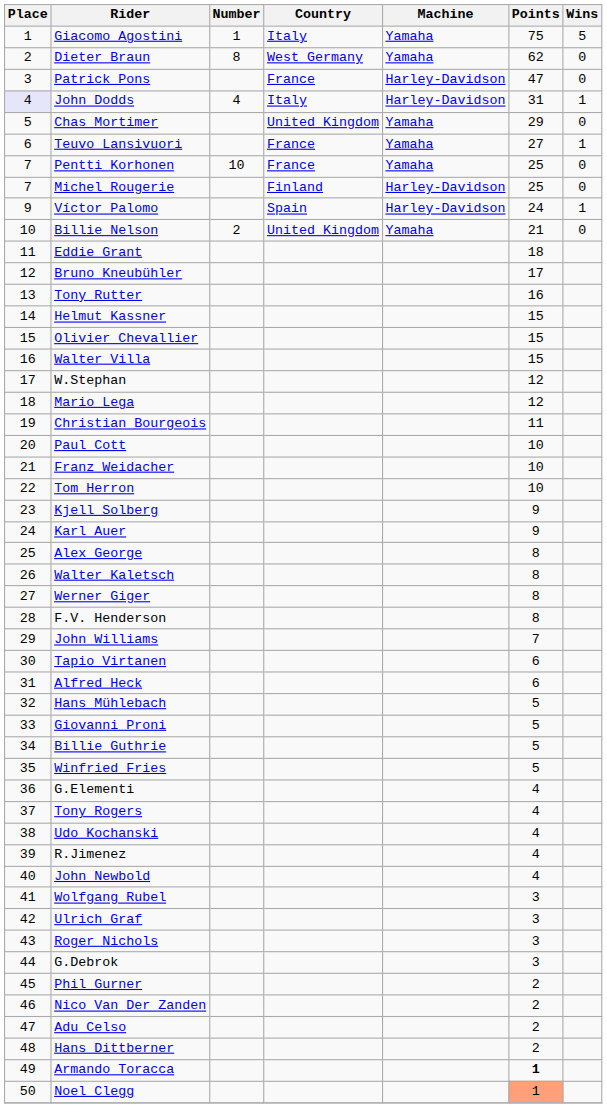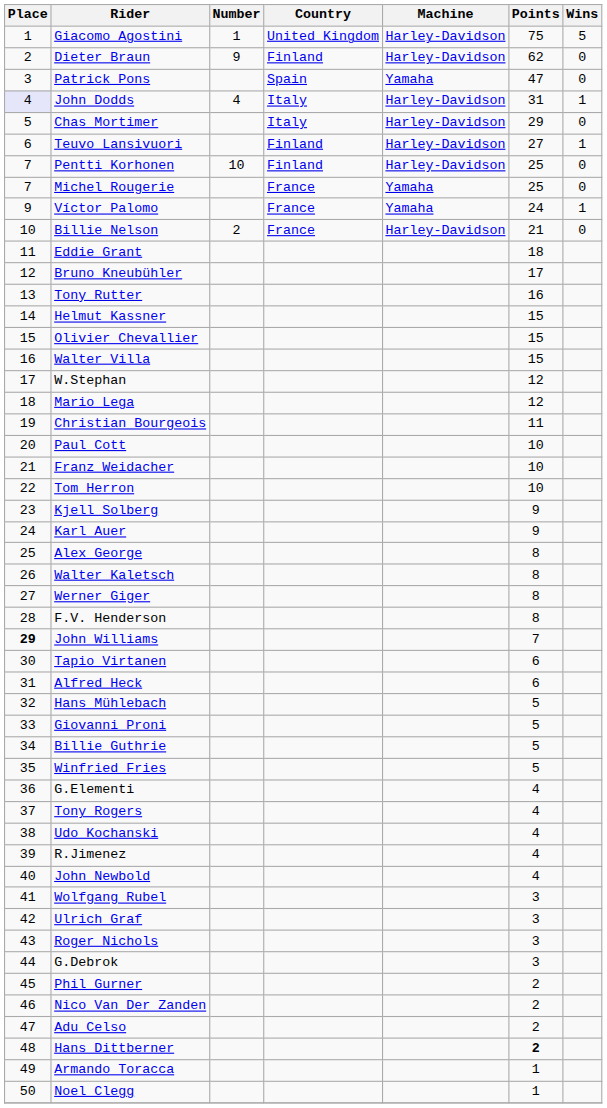(287, 37) Italy -> (323, 37) United Kingdom
(409, 37) Yamaha -> (445, 37) Harley-Davidson
(237, 59) 8 -> (237, 59) 9
(315, 59) West Germany -> (295, 59) Finland
(409, 59) Yamaha -> (445, 59) Harley-Davidson
(291, 80) France -> (287, 80) Spain
(445, 80) Harley-Davidson -> (409, 80) Yamaha
(323, 123) United Kingdom -> (287, 123) Italy
(409, 123) Yamaha -> (445, 123) Harley-Davidson
(291, 145) France -> (295, 145) Finland
(409, 145) Yamaha -> (445, 145) Harley-Davidson
(291, 166) France -> (295, 166) Finland
(409, 166) Yamaha -> (445, 166) Harley-Davidson
(295, 188) Finland -> (291, 188) France
(445, 188) Harley-Davidson -> (409, 188) Yamaha
(287, 209) Spain -> (291, 209) France
(445, 209) Harley-Davidson -> (409, 209) Yamaha
(323, 231) United Kingdom -> (291, 231) France
(409, 231) Yamaha -> (445, 231) Harley-Davidson
(28, 640) normal -> (28, 640) bold
(536, 1049) normal -> (536, 1049) bold
(536, 1071) bold -> (536, 1071) normal
(536, 1092) lightsalmon background -> (536, 1092) no background
